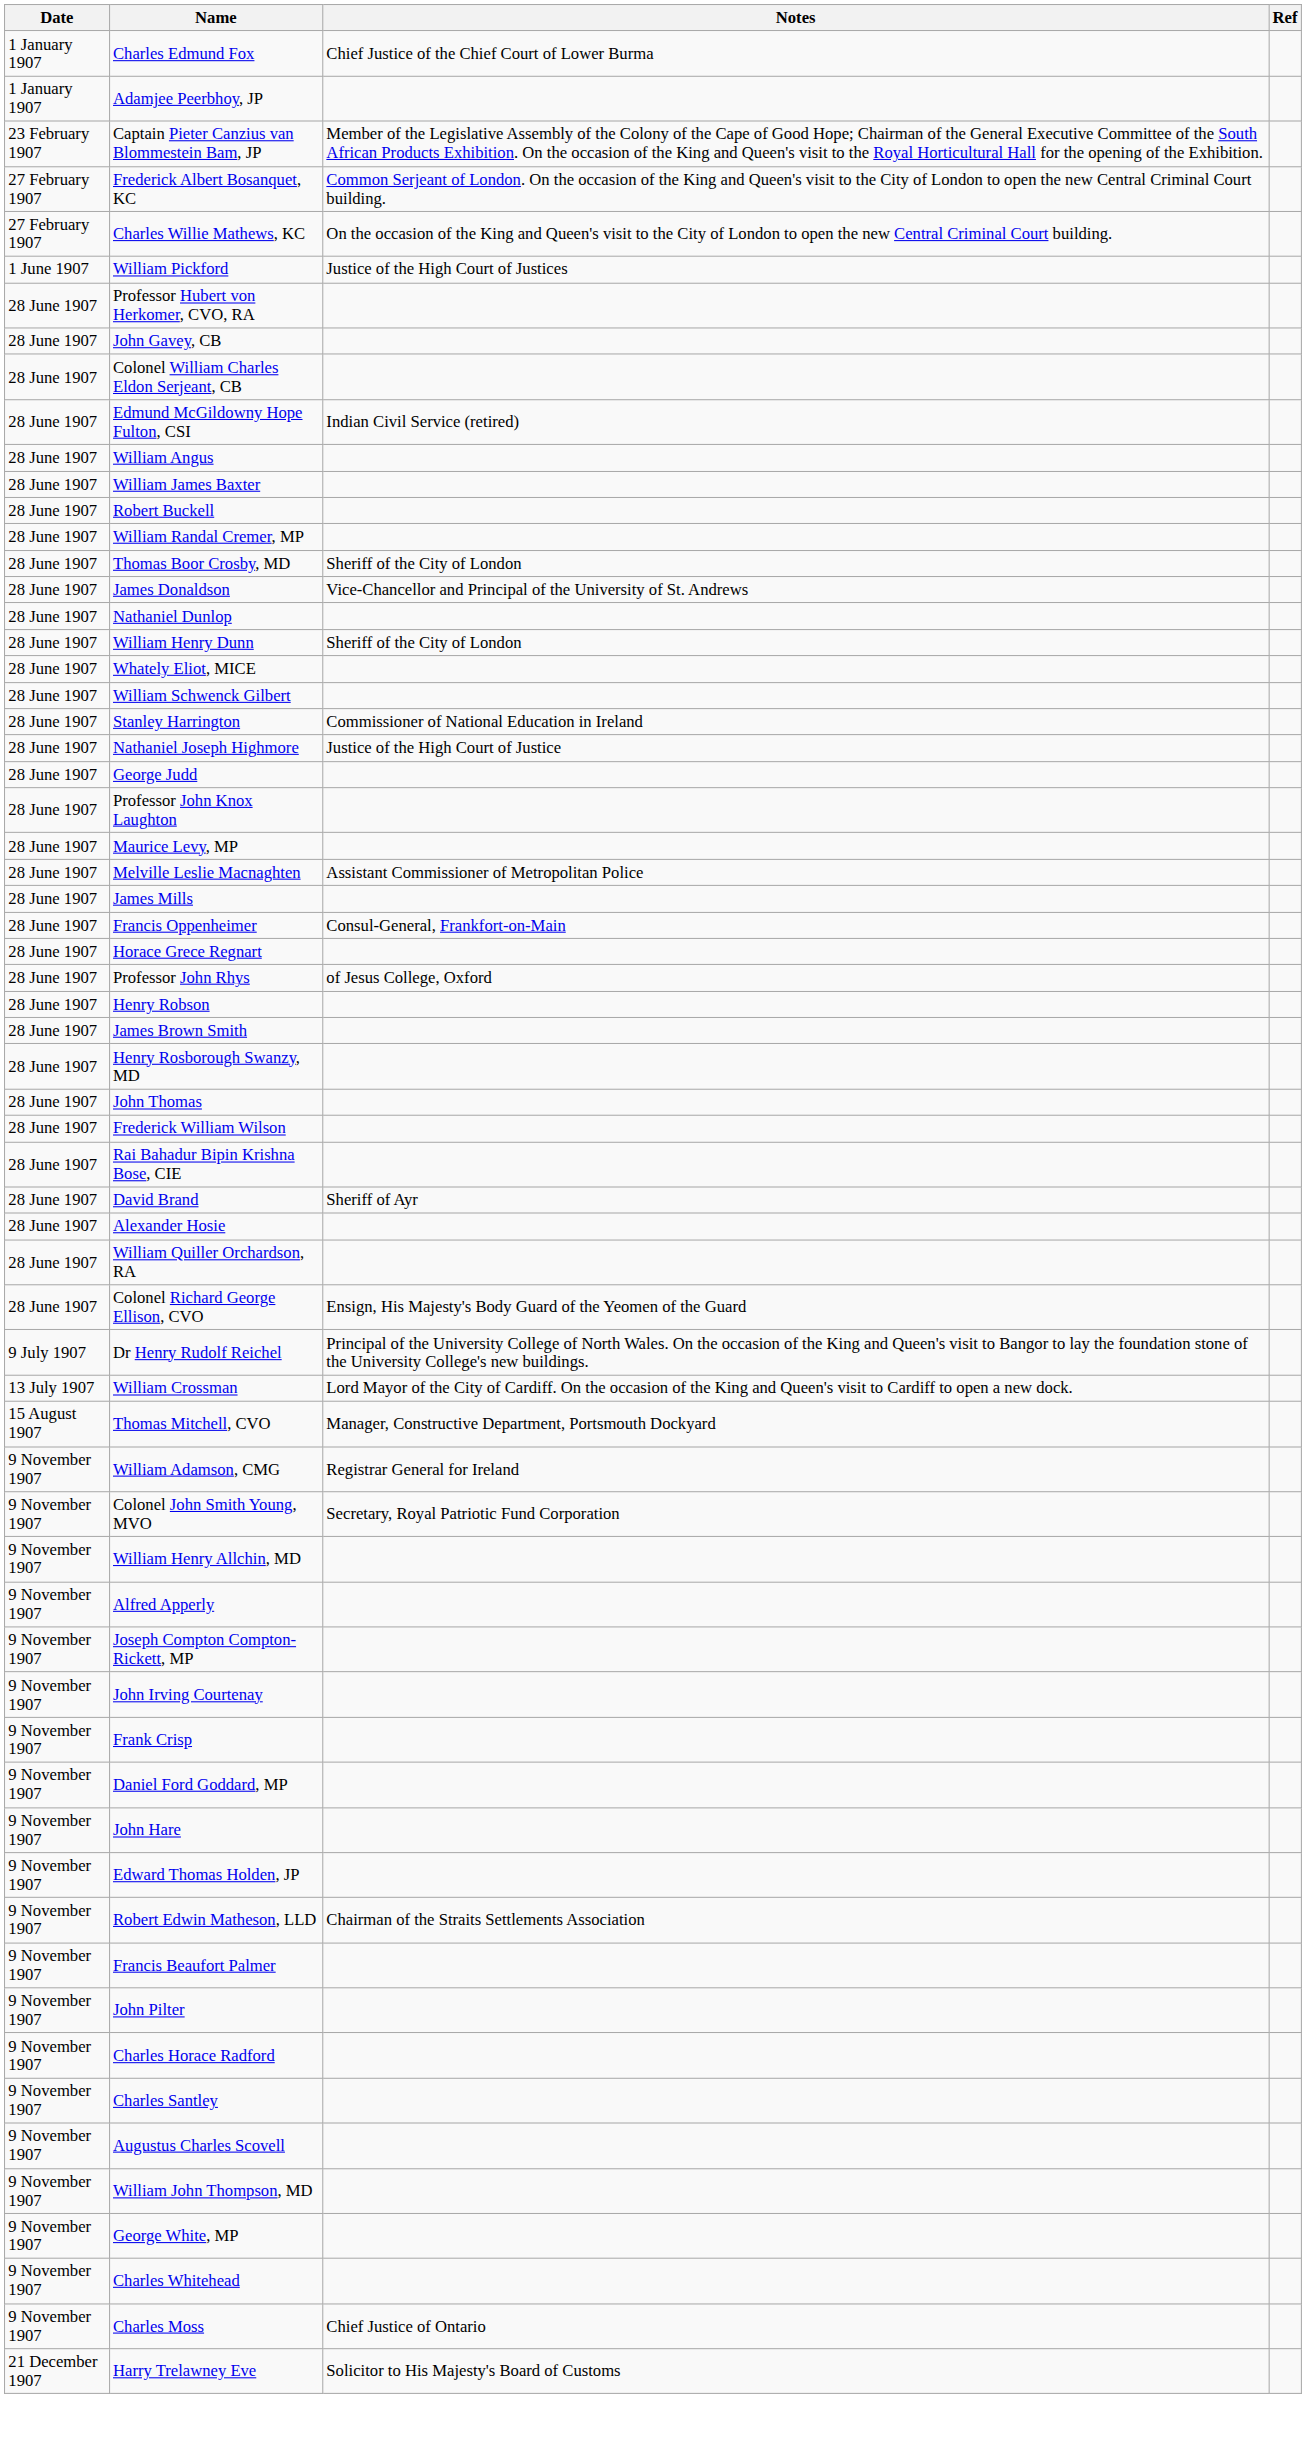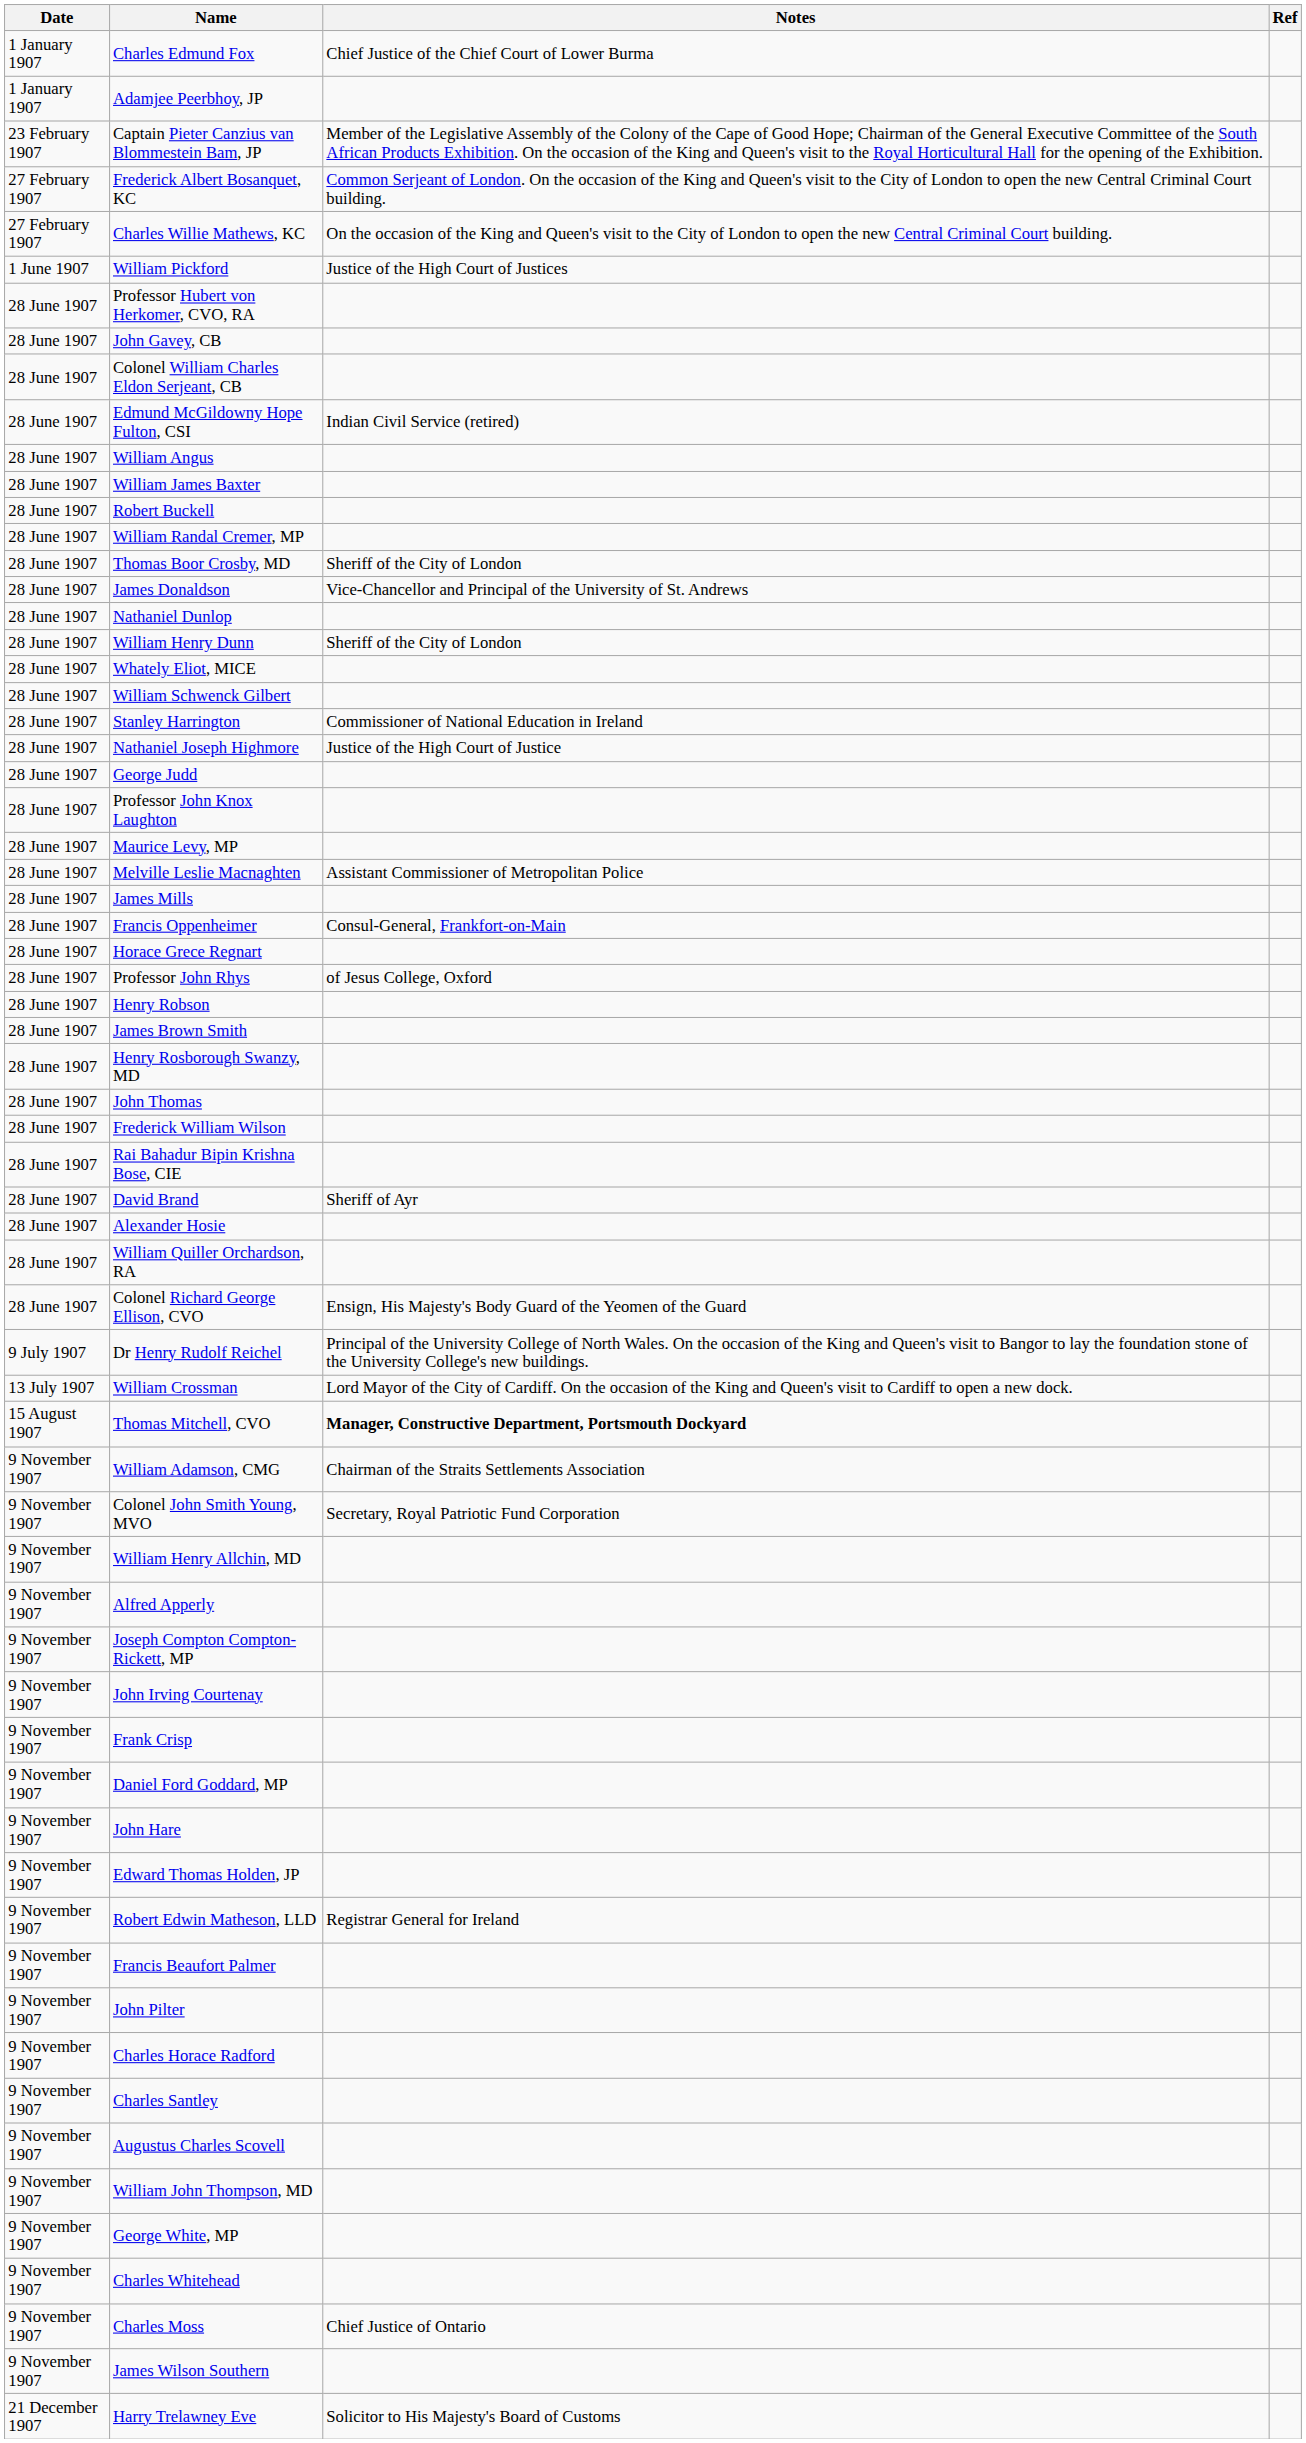(521, 1423) normal -> (536, 1423) bold
(423, 1469) Registrar General for Ireland -> (486, 1469) Chairman of the Straits Settlements Association
(486, 1920) Chairman of the Straits Settlements Association -> (423, 1920) Registrar General for Ireland
+ row: (191, 2371)
